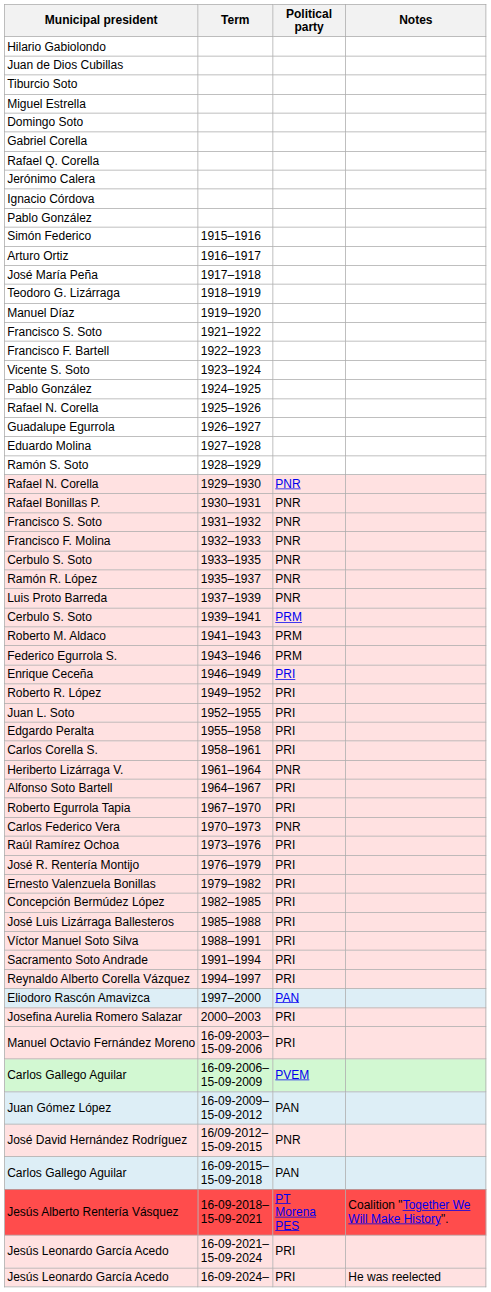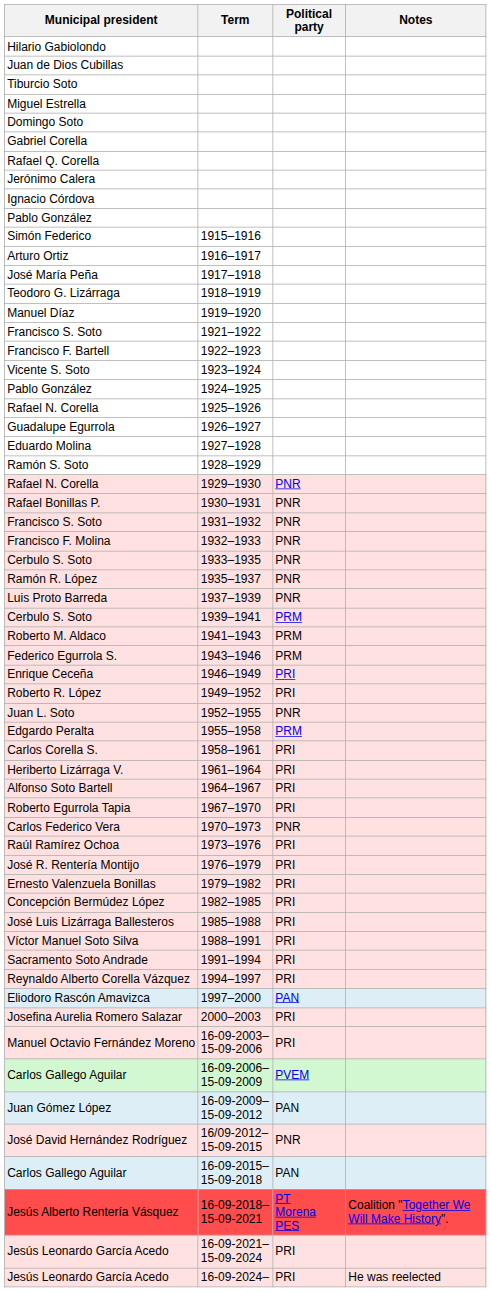(285, 712) PRI -> (288, 712) PNR
(285, 731) PRI -> (289, 731) PRM
(288, 769) PNR -> (285, 769) PRI
